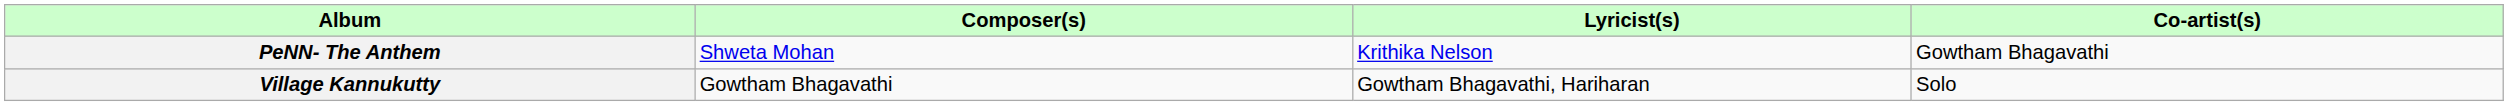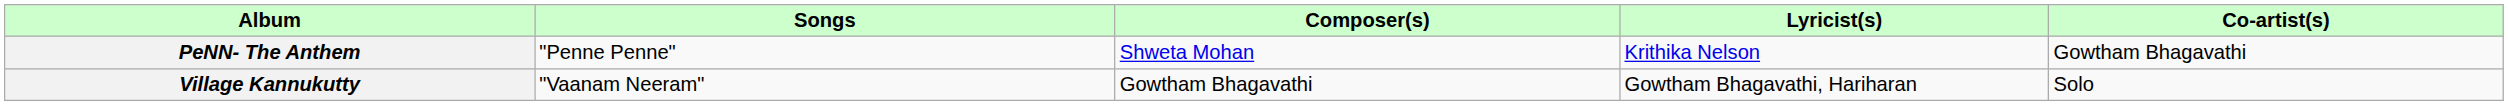+ column: (825, 20)
